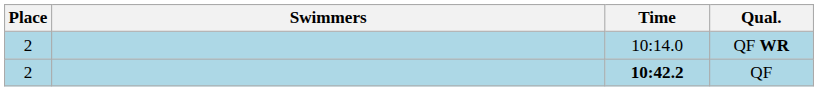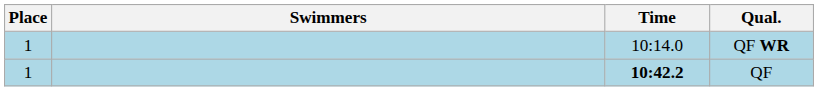(28, 45) 2 -> (28, 45) 1
(28, 72) 2 -> (28, 72) 1
